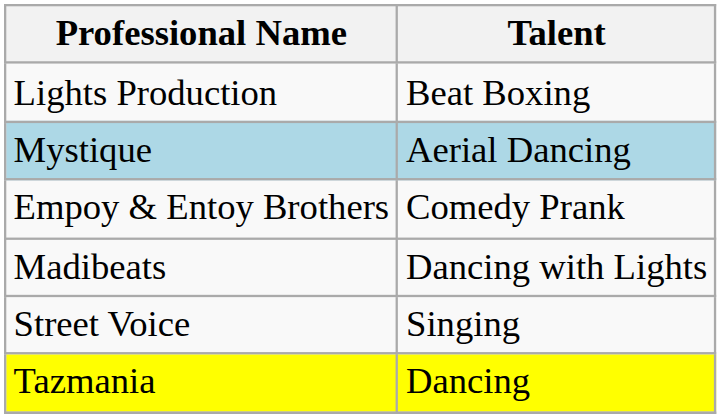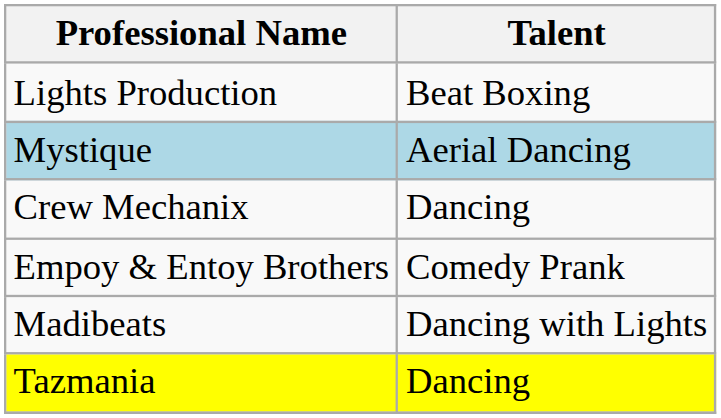+ row: (131, 207)
- row: (102, 324)
